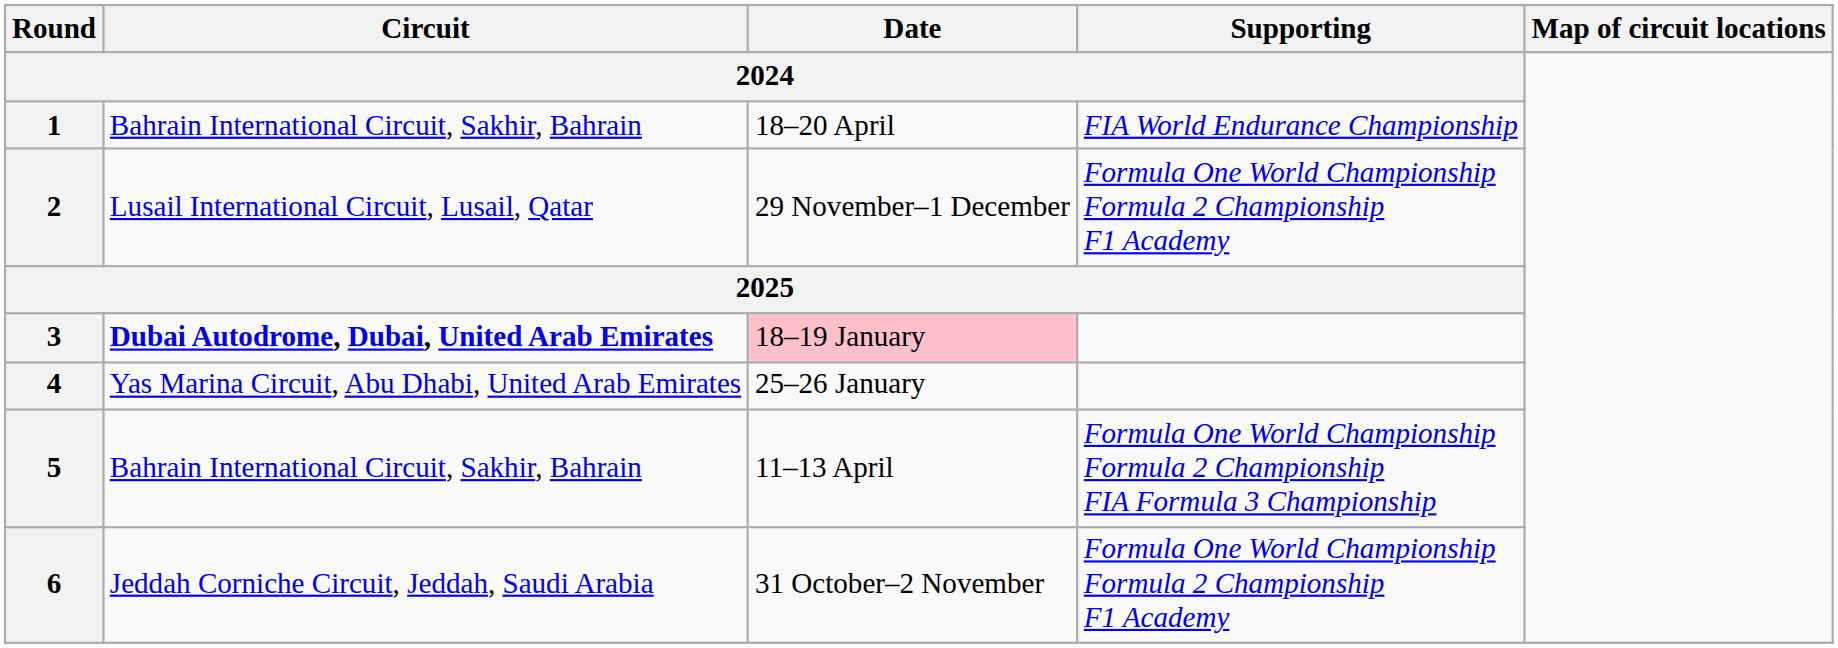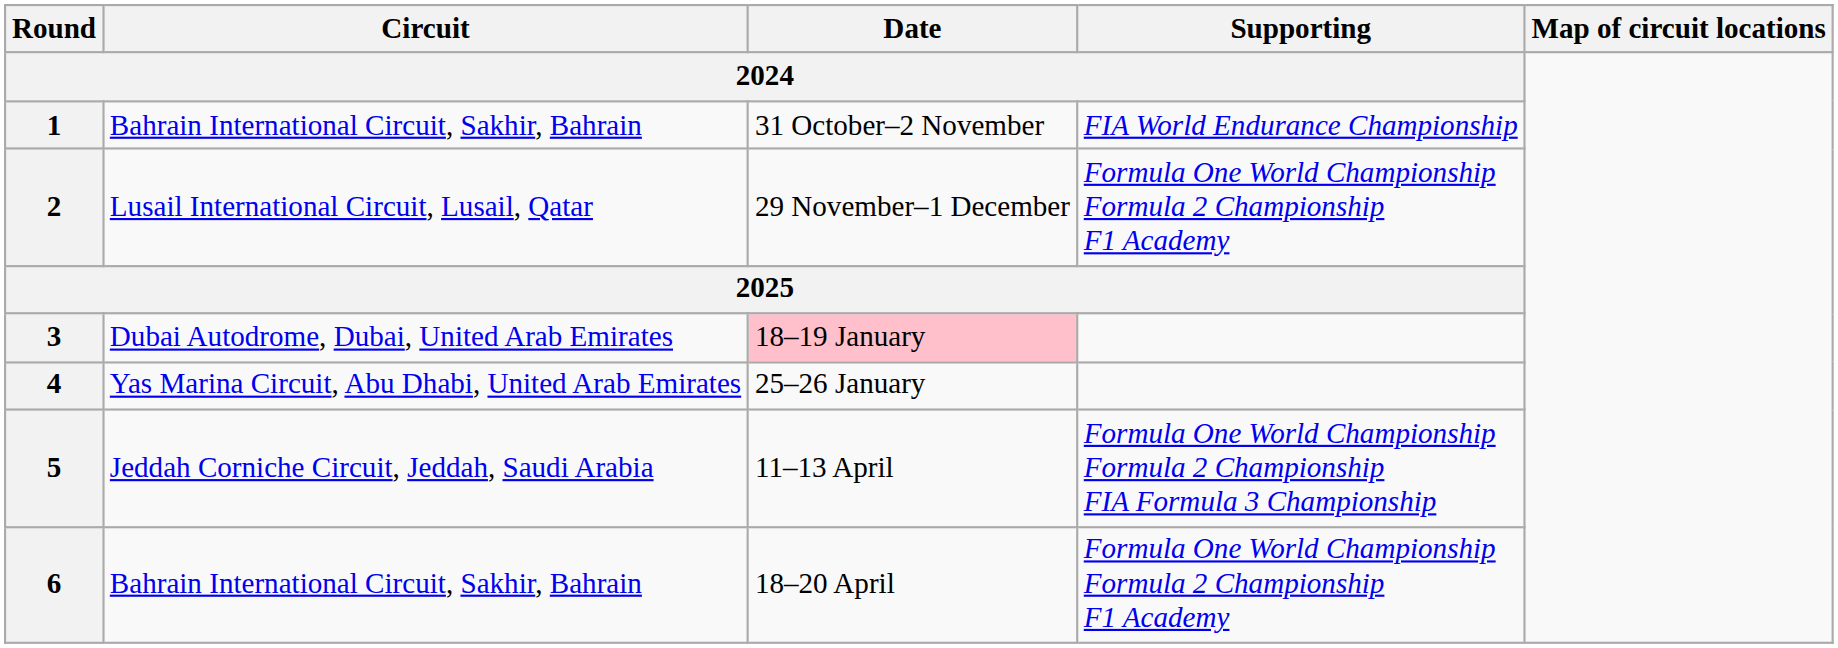(825, 124) 18–20 April -> (900, 124) 31 October–2 November
(411, 336) bold -> (391, 336) normal
(376, 466) Bahrain International Circuit, Sakhir, Bahrain -> (382, 466) Jeddah Corniche Circuit, Jeddah, Saudi Arabia
(382, 583) Jeddah Corniche Circuit, Jeddah, Saudi Arabia -> (376, 583) Bahrain International Circuit, Sakhir, Bahrain
(900, 583) 31 October–2 November -> (825, 583) 18–20 April
